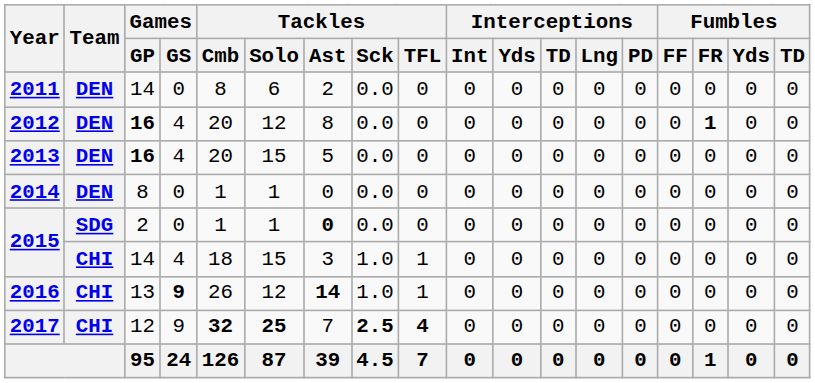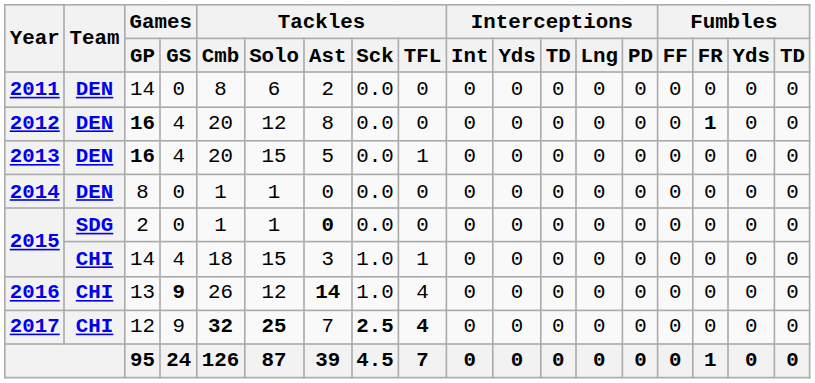(422, 157) 0 -> (422, 157) 1
(422, 293) 1 -> (422, 293) 4
